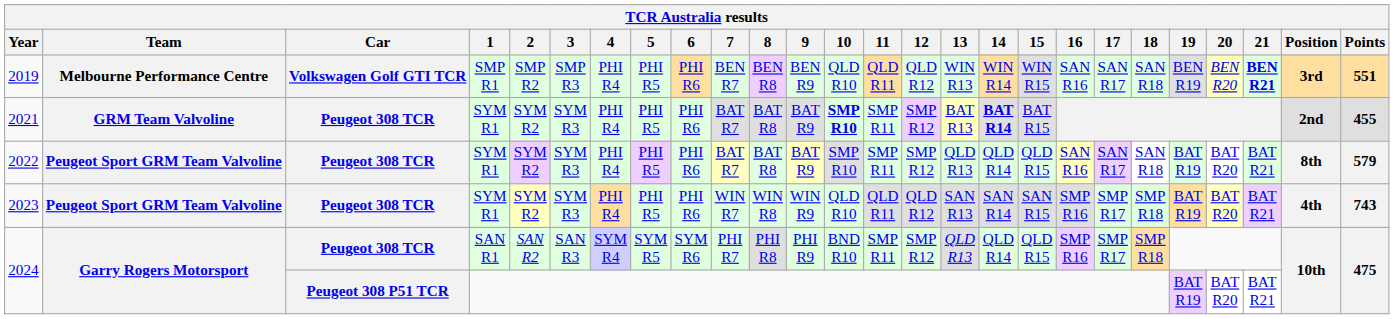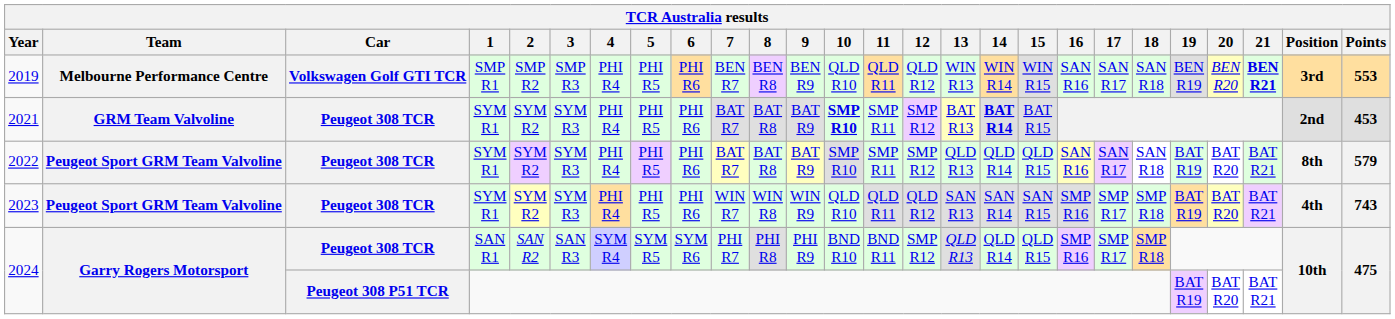(1365, 75) 551 -> (1366, 75) 553
(1365, 118) 455 -> (1366, 118) 453
(883, 248) SMP R11 -> (883, 248) BND R11
